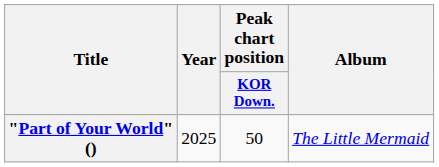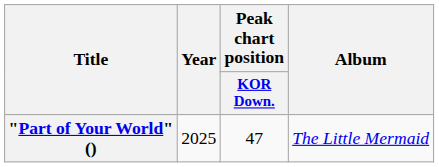(254, 138) 50 -> (254, 138) 47
